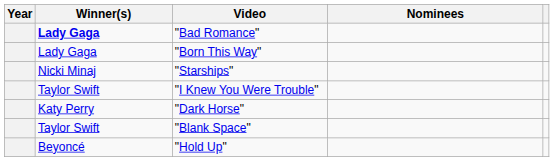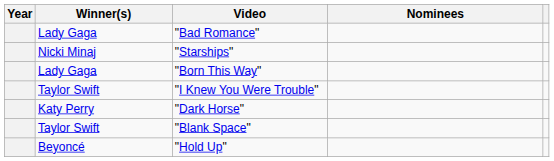(69, 33) bold -> (67, 33) normal
rows swapped: (218, 52) <-> (204, 71)
